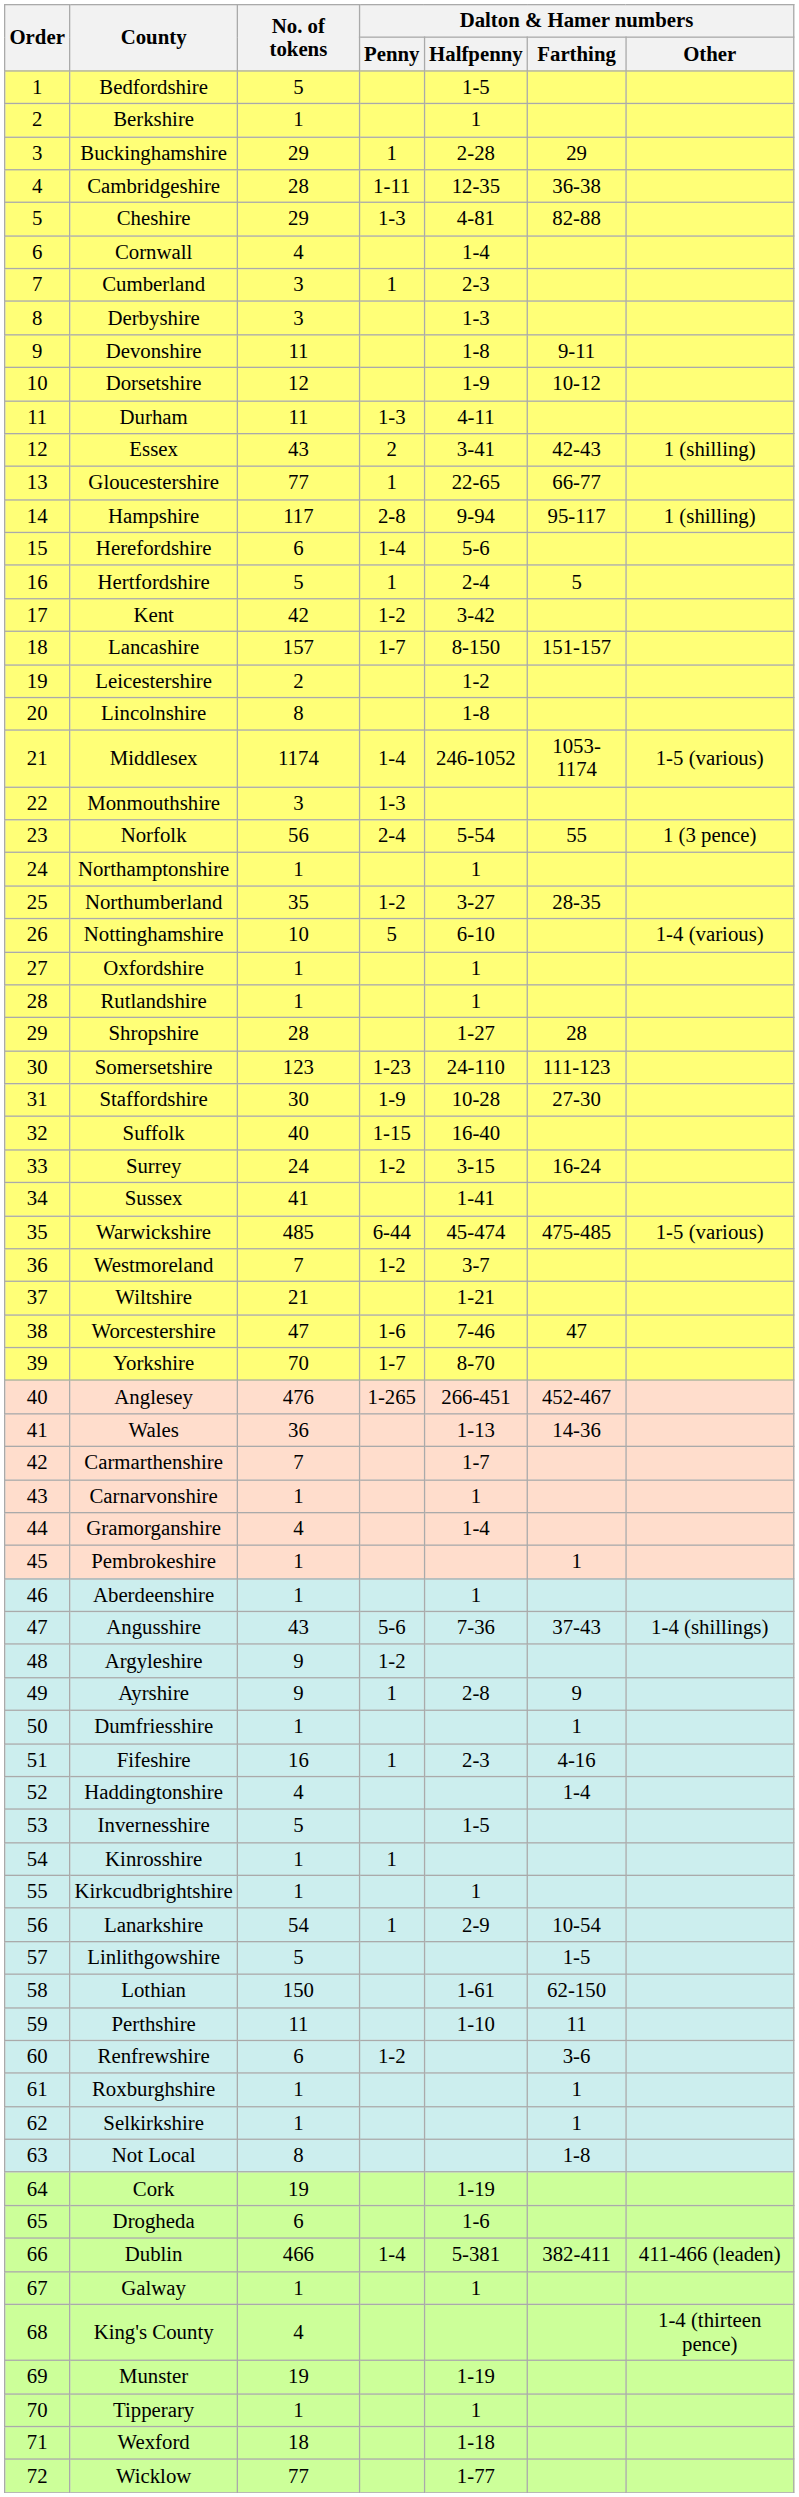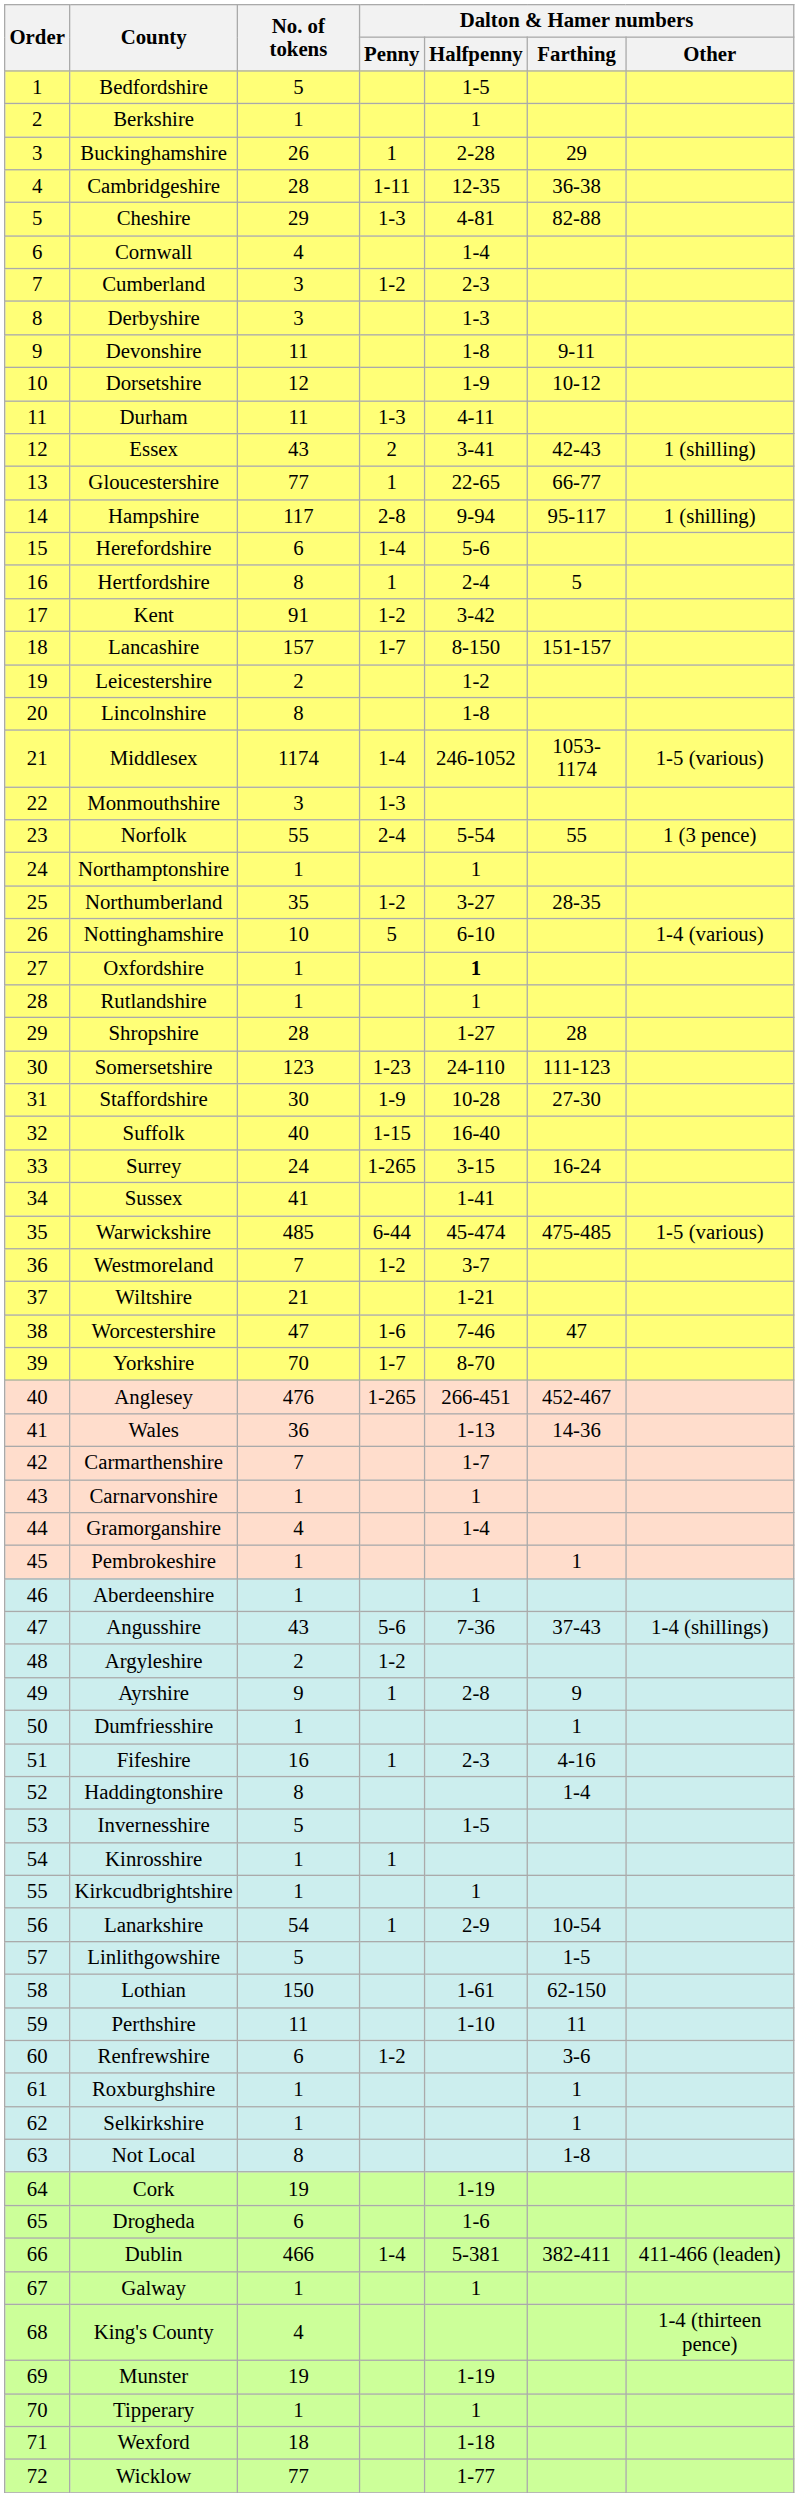(298, 152) 29 -> (298, 152) 26
(392, 284) 1 -> (392, 284) 1-2
(298, 581) 5 -> (298, 581) 8
(298, 614) 42 -> (298, 614) 91
(298, 836) 56 -> (298, 836) 55
(476, 968) normal -> (476, 968) bold
(392, 1165) 1-2 -> (392, 1165) 1-265
(298, 1660) 9 -> (298, 1660) 2
(298, 1792) 4 -> (298, 1792) 8
